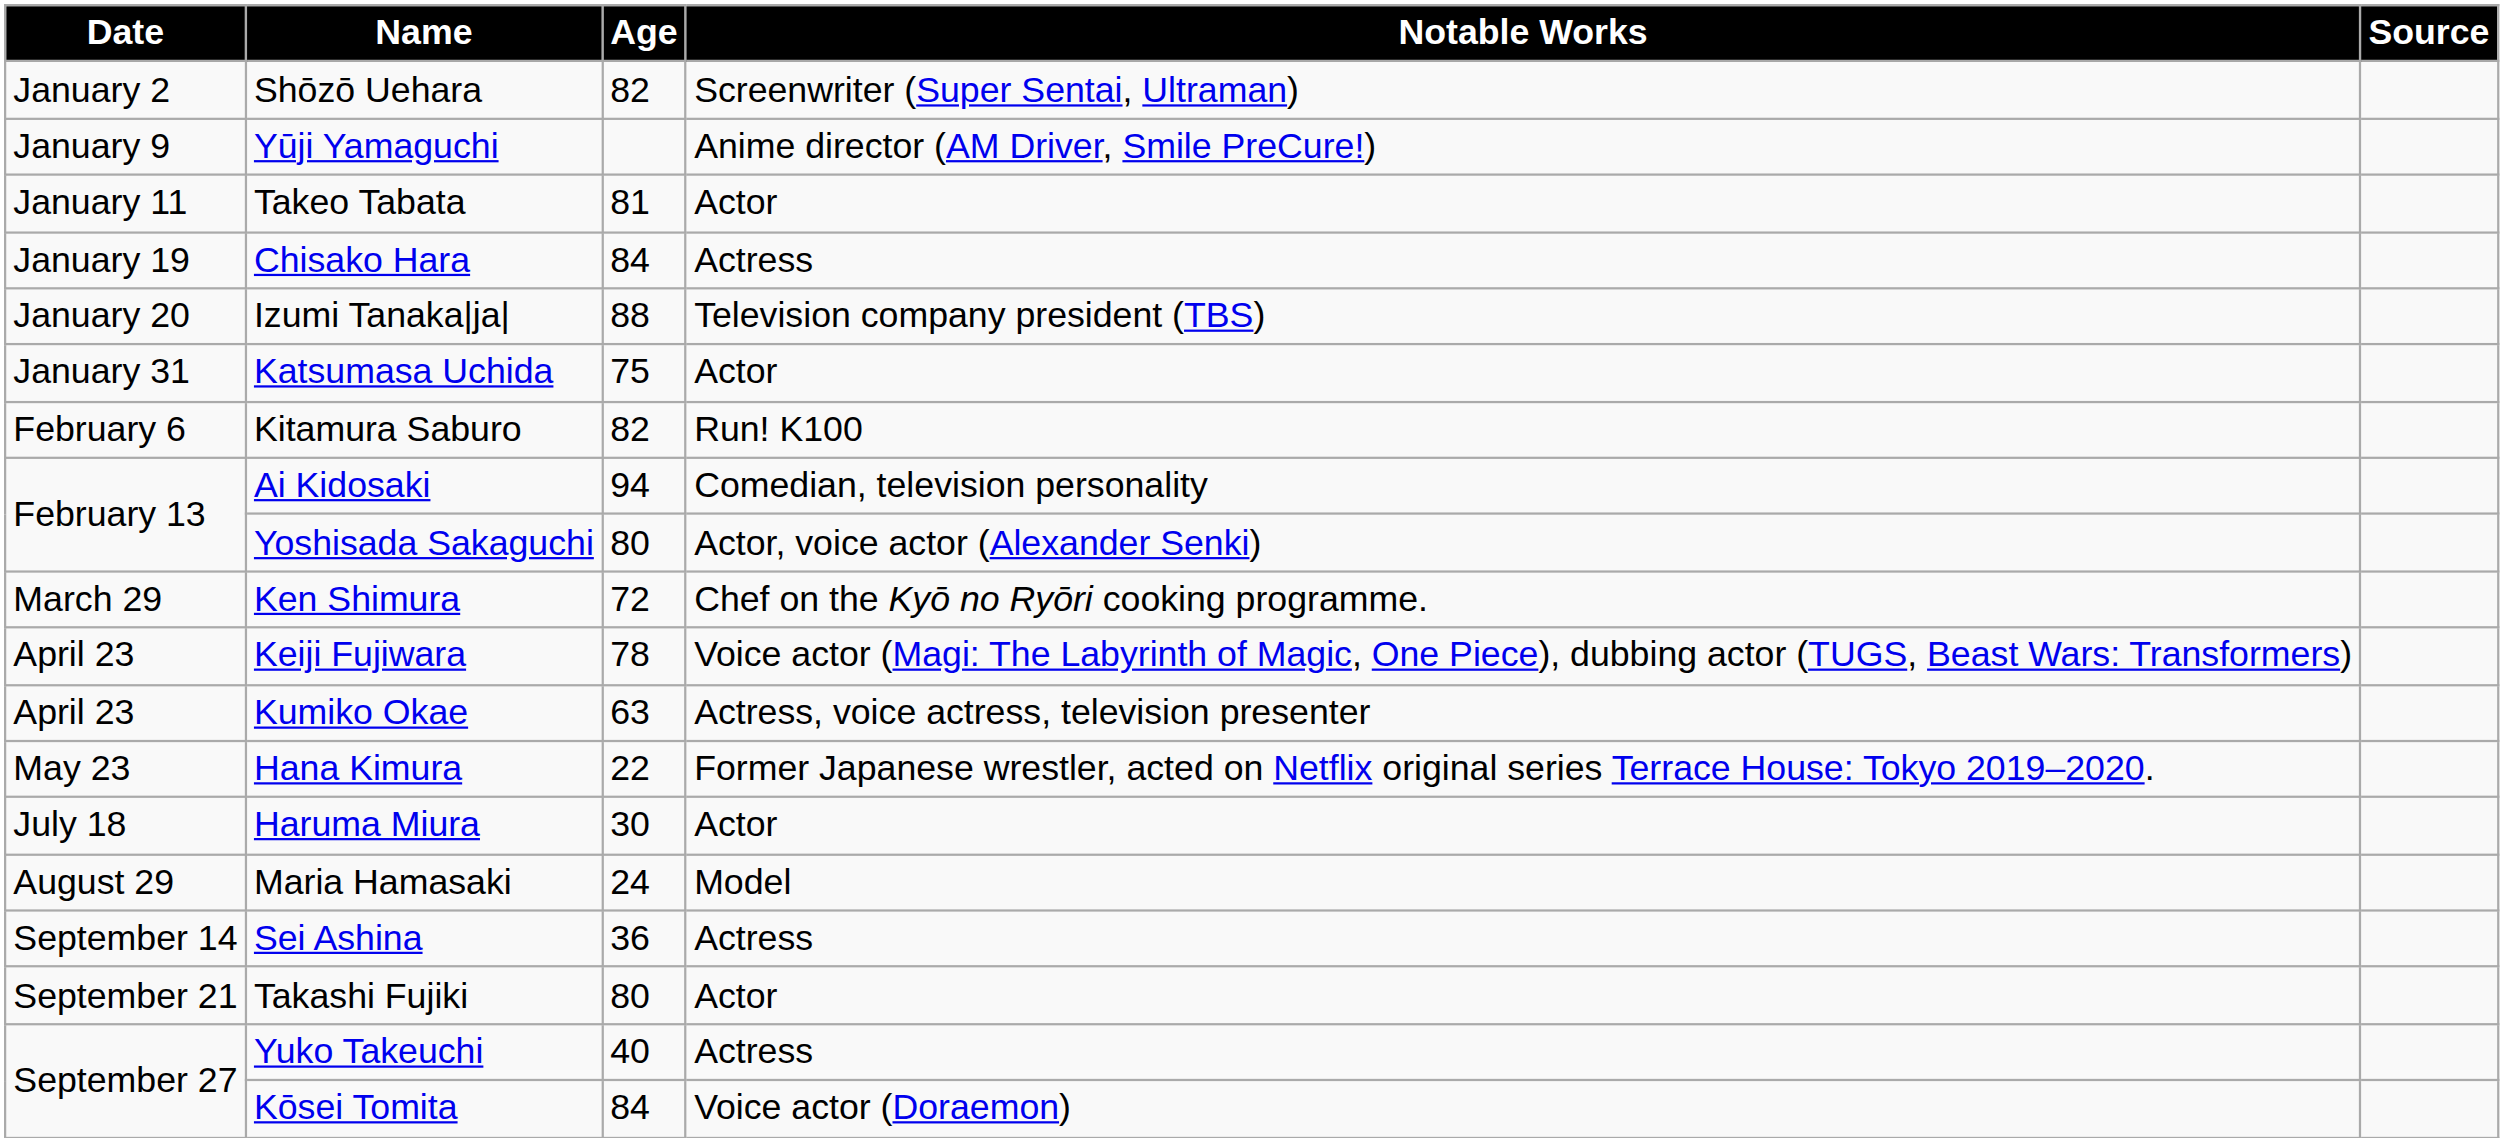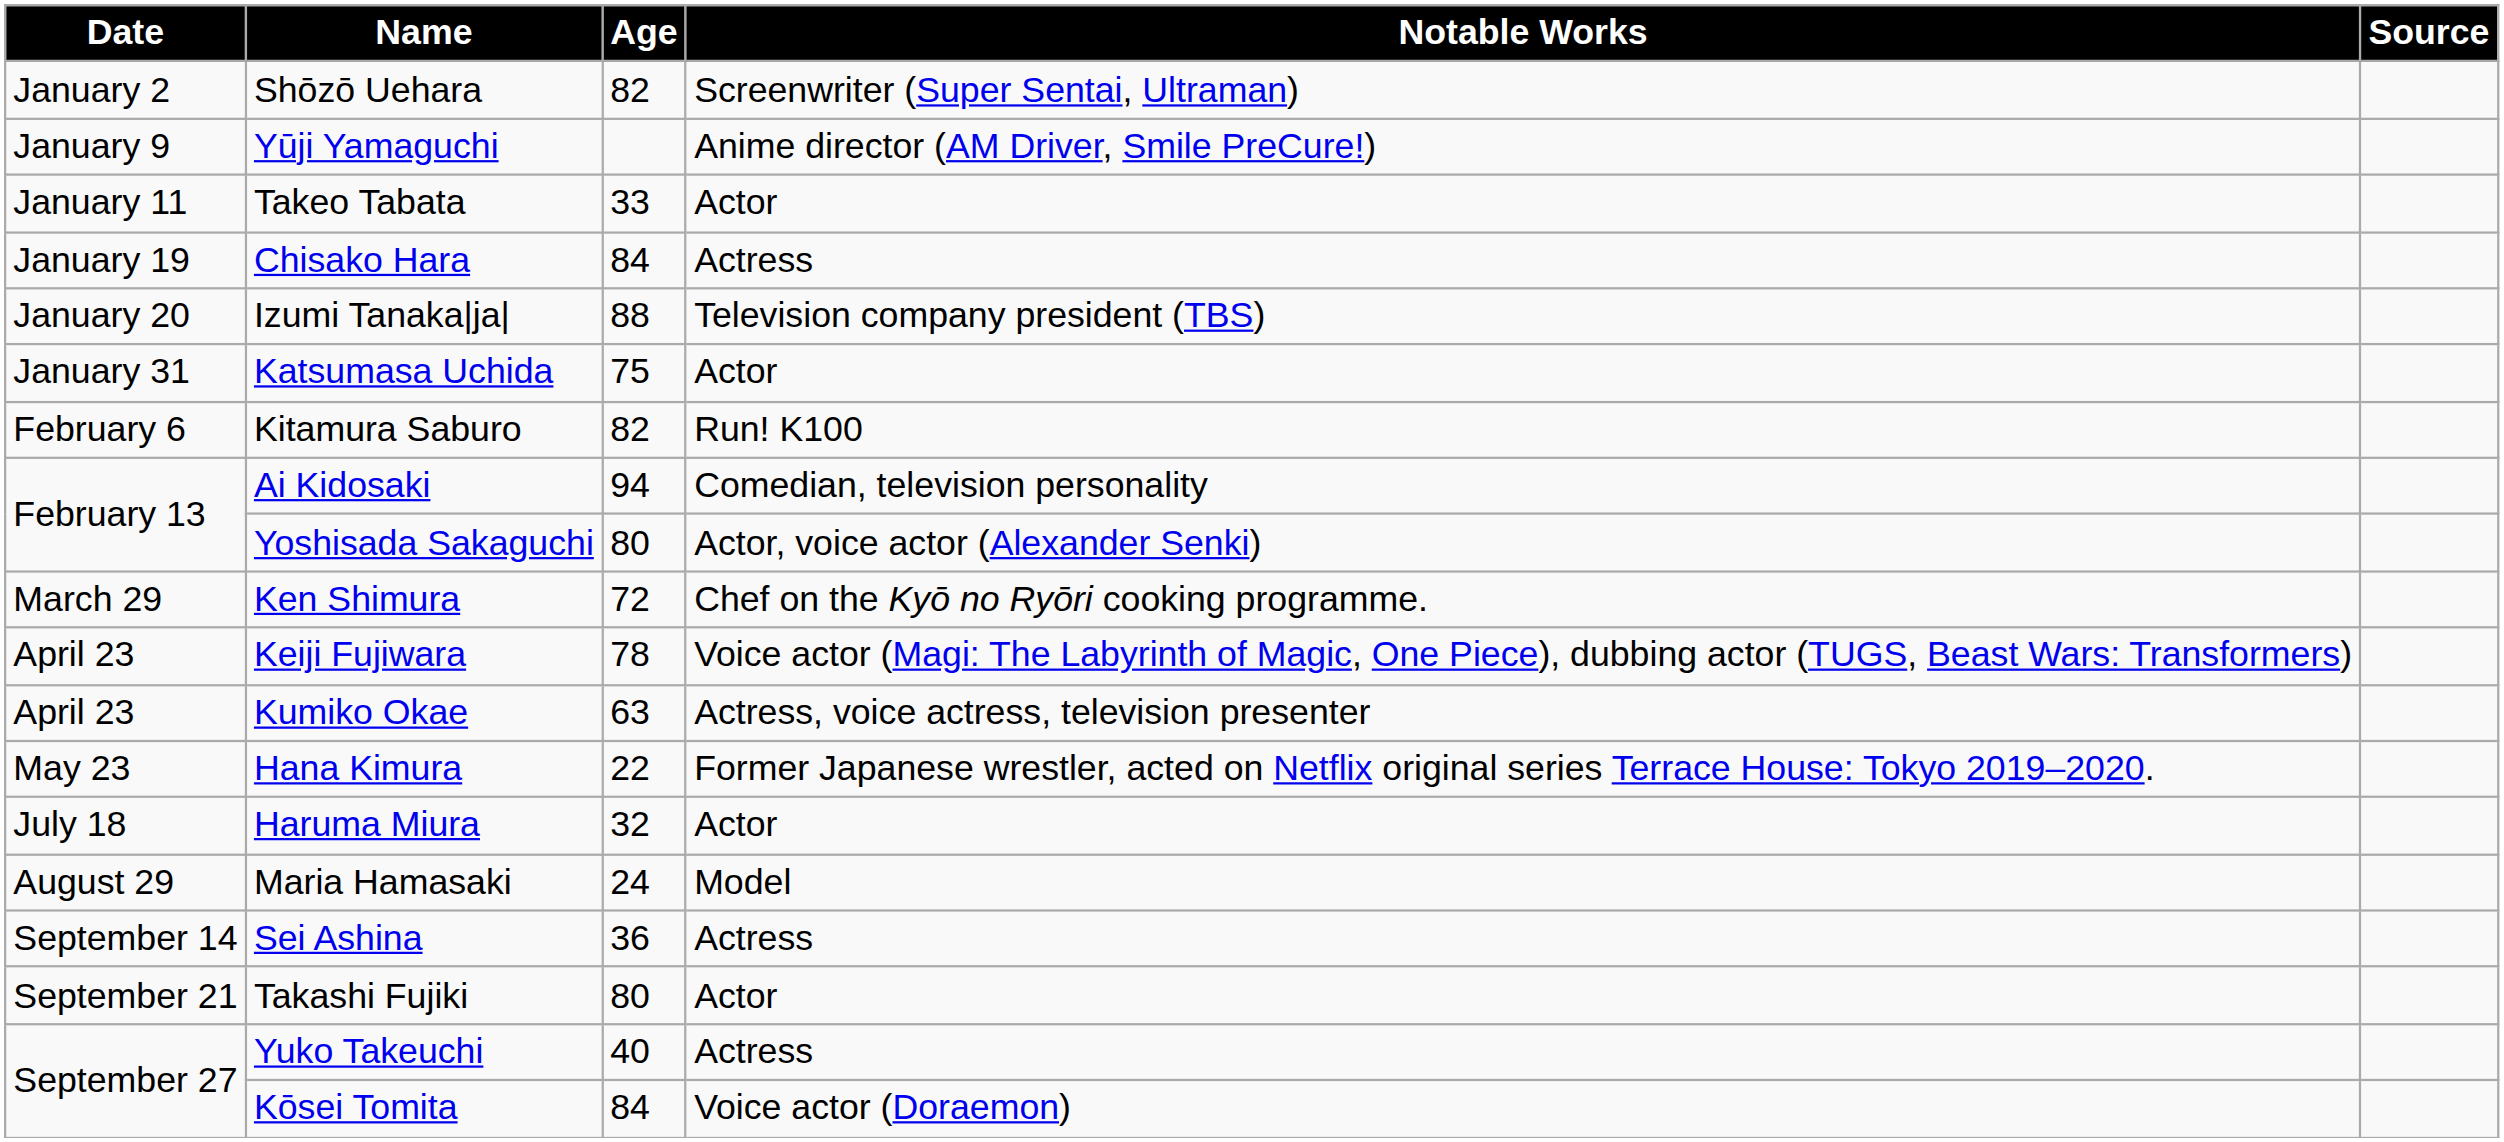(630, 202) 81 -> (630, 202) 33
(630, 825) 30 -> (630, 825) 32
